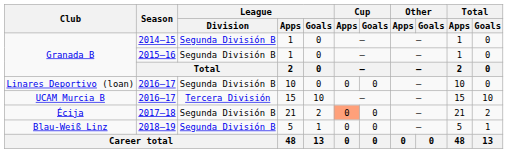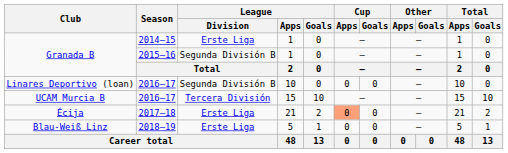(228, 40) Segunda División B -> (228, 40) Erste Liga
(228, 112) Segunda División B -> (228, 112) Erste Liga
(228, 127) Segunda División B -> (228, 127) Erste Liga
